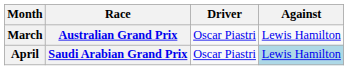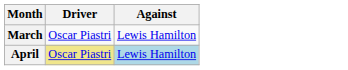- column: (118, 14)
(225, 55) no background -> (80, 55) khaki background
